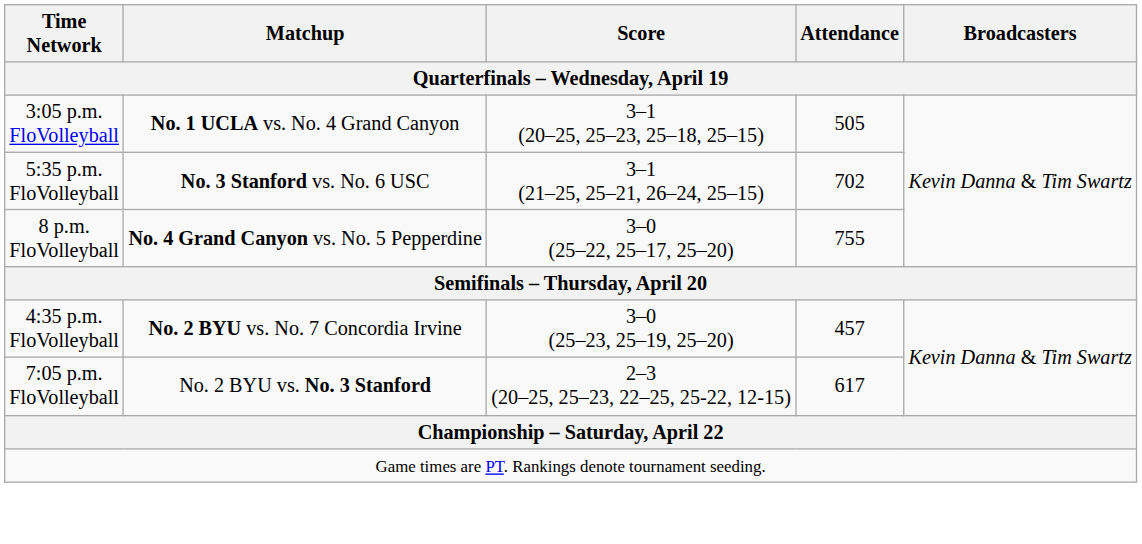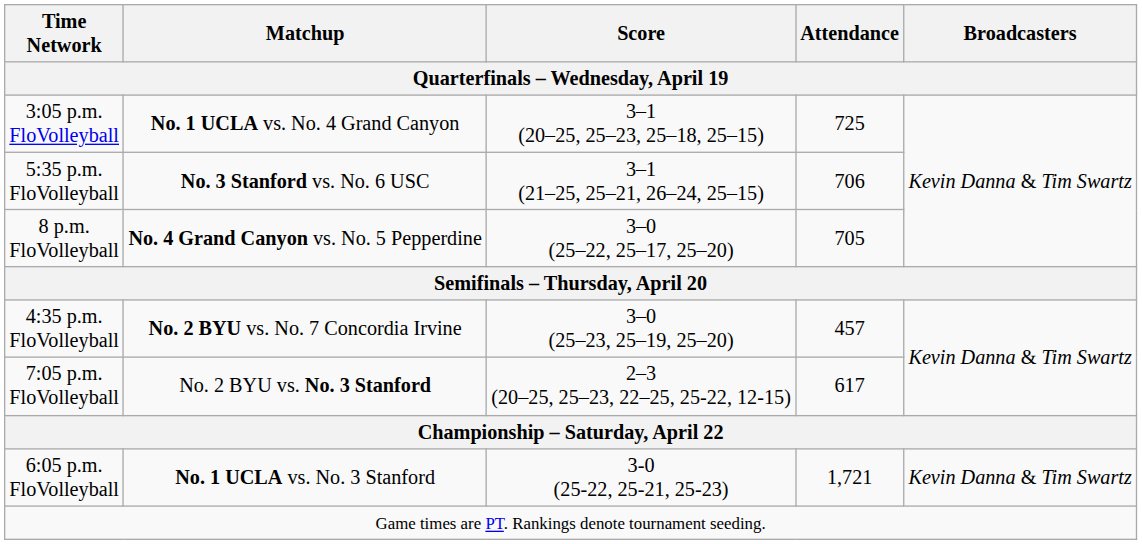(850, 123) 505 -> (850, 123) 725
(850, 181) 702 -> (850, 181) 706
(850, 238) 755 -> (850, 238) 705
+ row: (64, 476)
